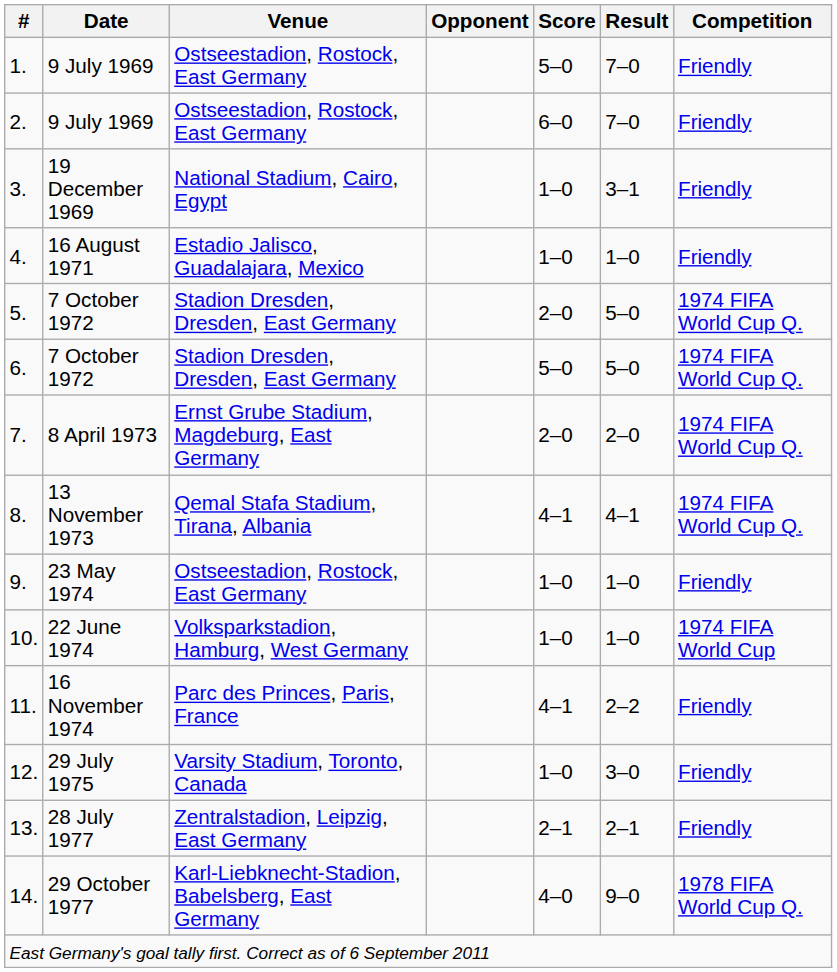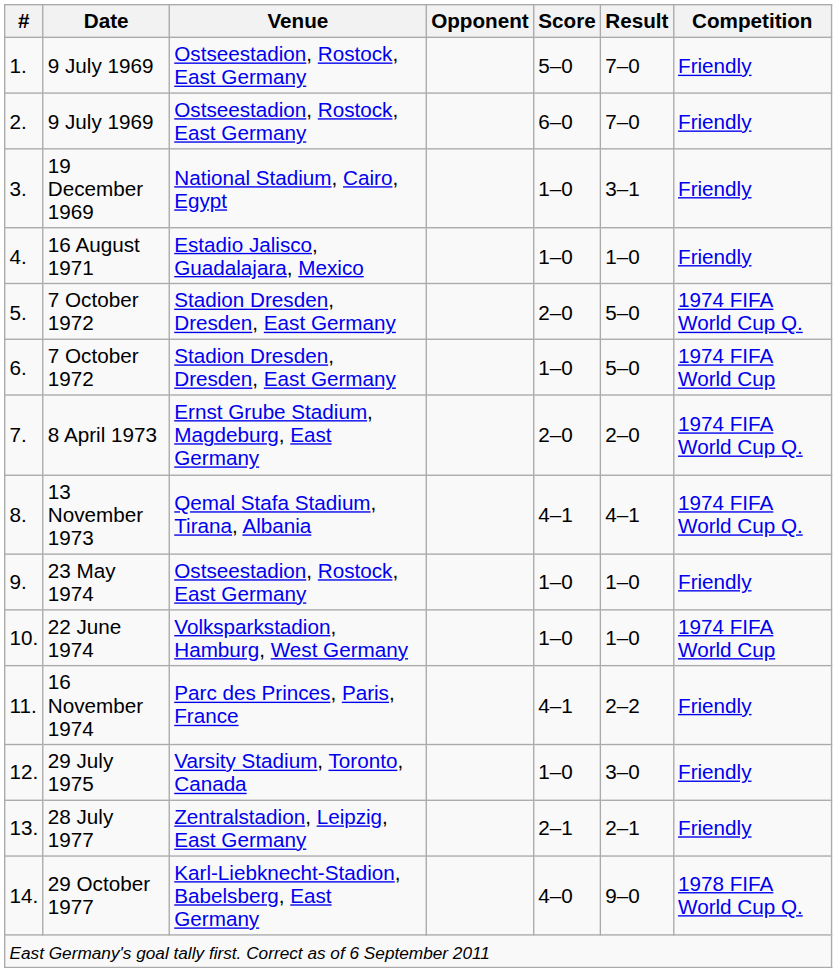(556, 368) 5–0 -> (556, 368) 1–0
(740, 368) 1974 FIFA World Cup Q. -> (727, 368) 1974 FIFA World Cup
